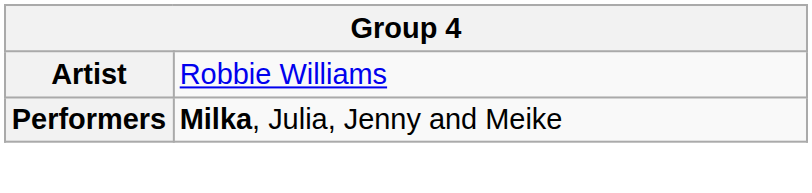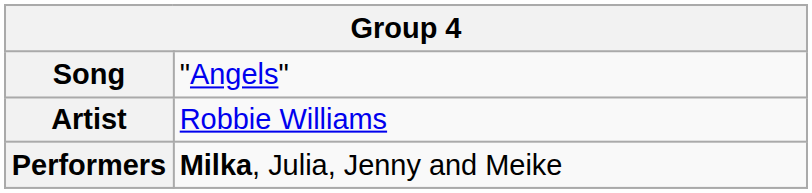+ row: (89, 74)
